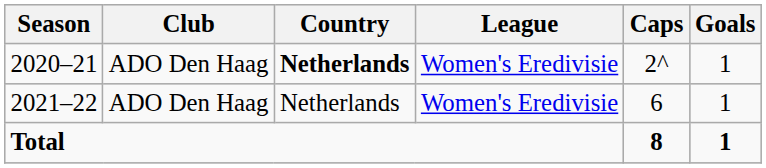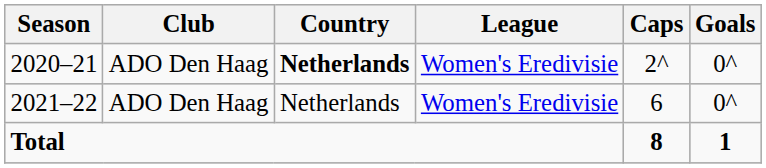(725, 63) 1 -> (725, 63) 0^
(725, 102) 1 -> (725, 102) 0^
